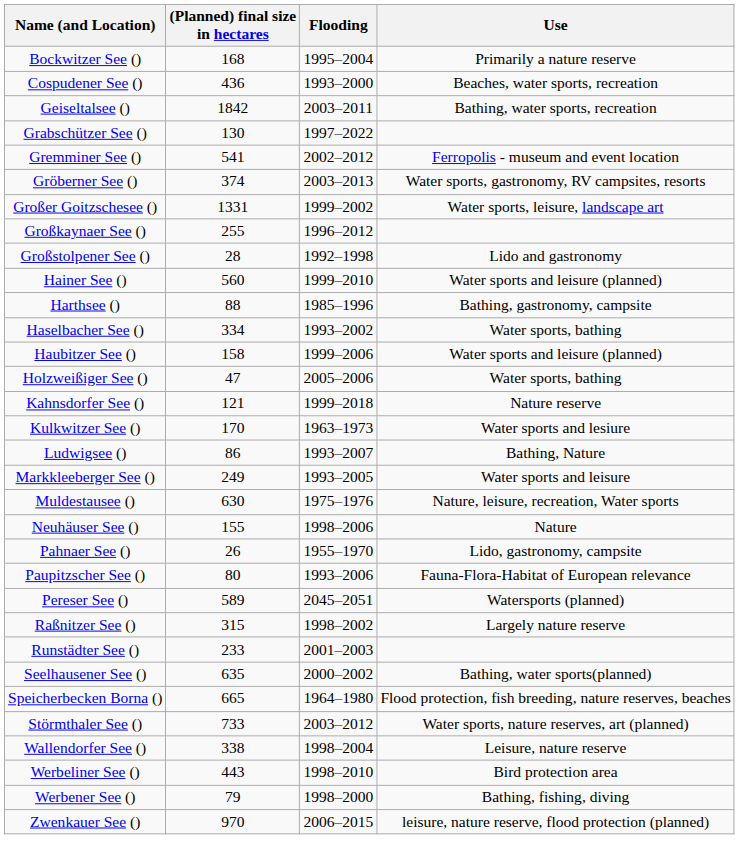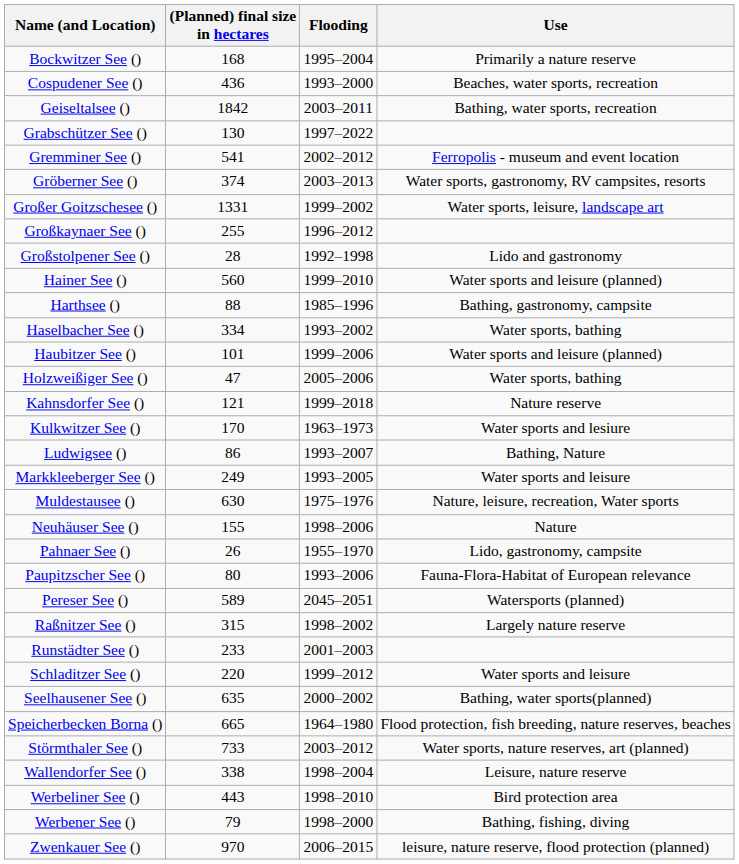(233, 354) 158 -> (233, 354) 101
+ row: (85, 674)
